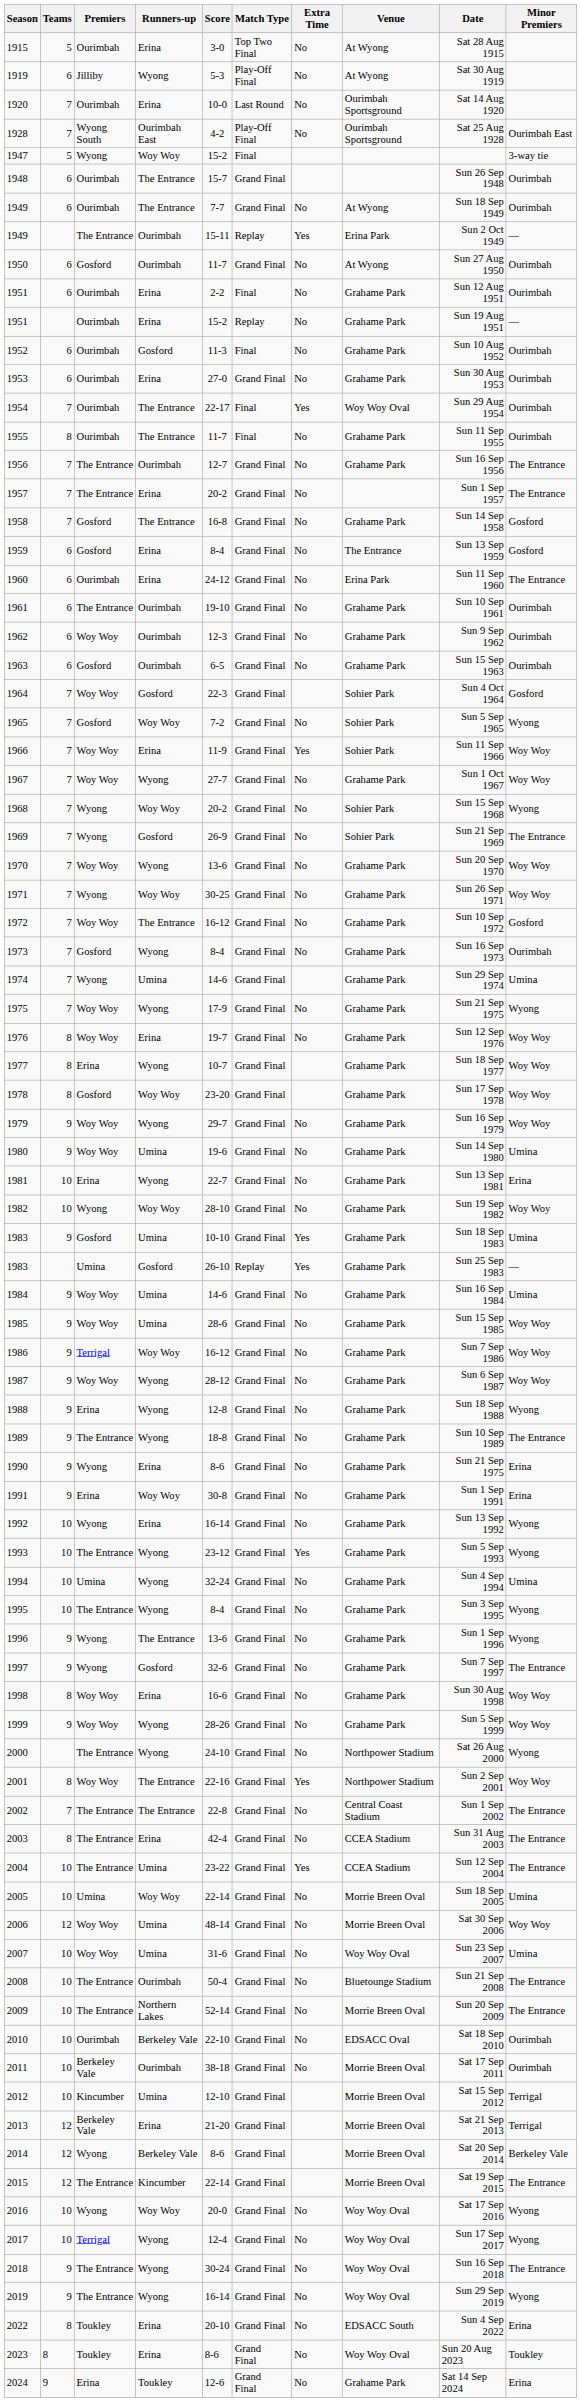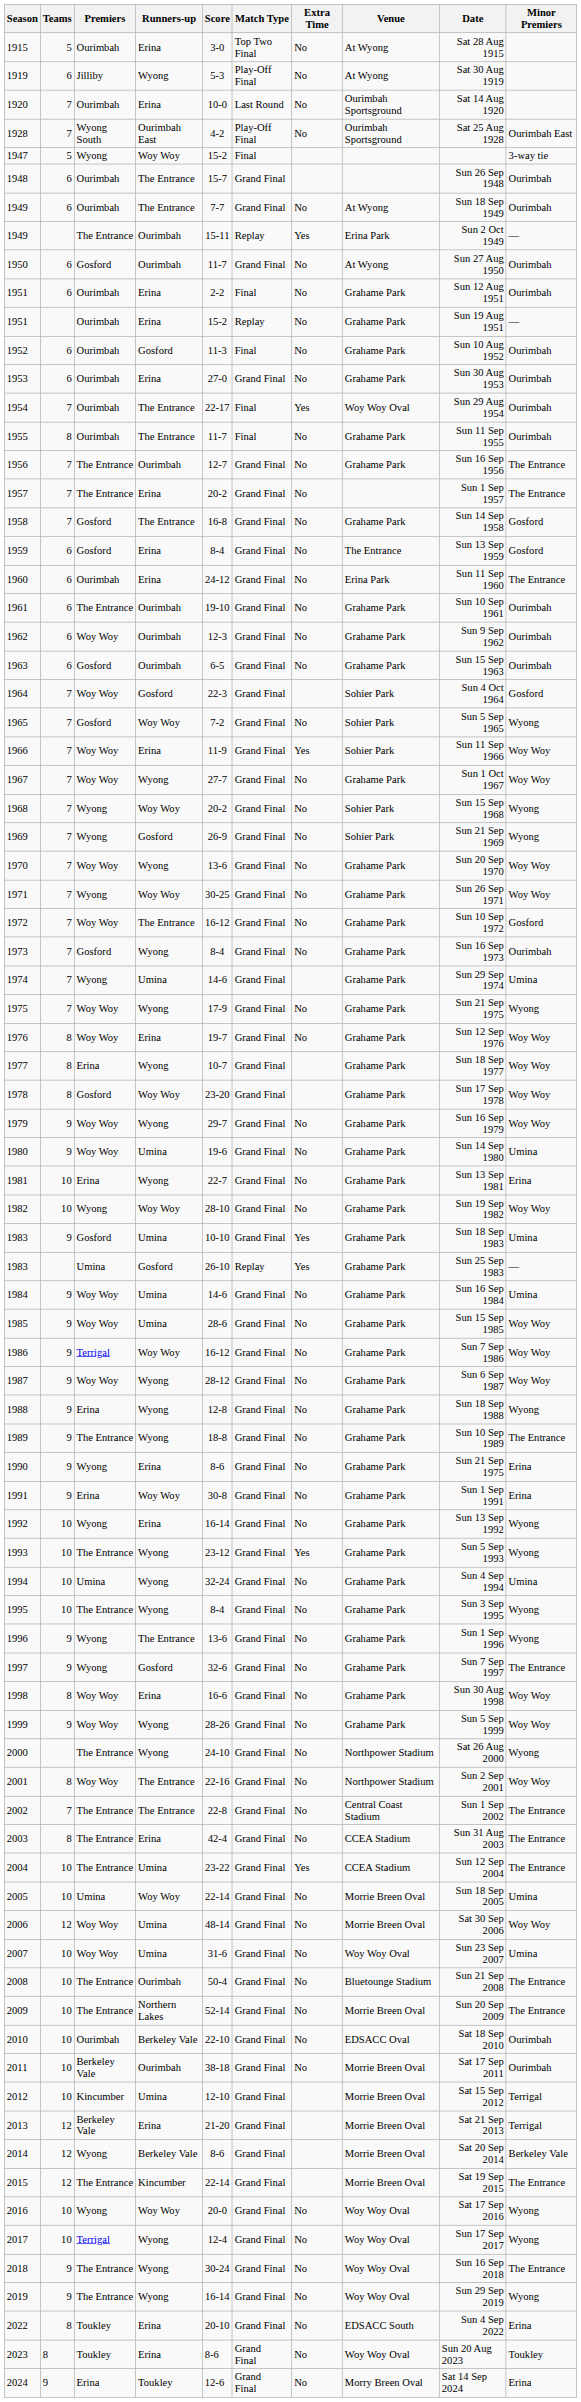(537, 837) The Entrance -> (524, 837) Wyong
(302, 1781) Yes -> (301, 1781) No
(375, 2383) Grahame Park -> (384, 2383) Morry Breen Oval
